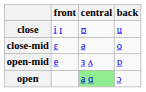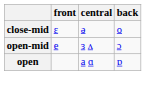- row: (28, 29)
(120, 62) ɒ -> (119, 45) ɔ
(87, 78) lightgreen background -> (87, 62) no background
(119, 78) ɔ -> (120, 62) ɒ
